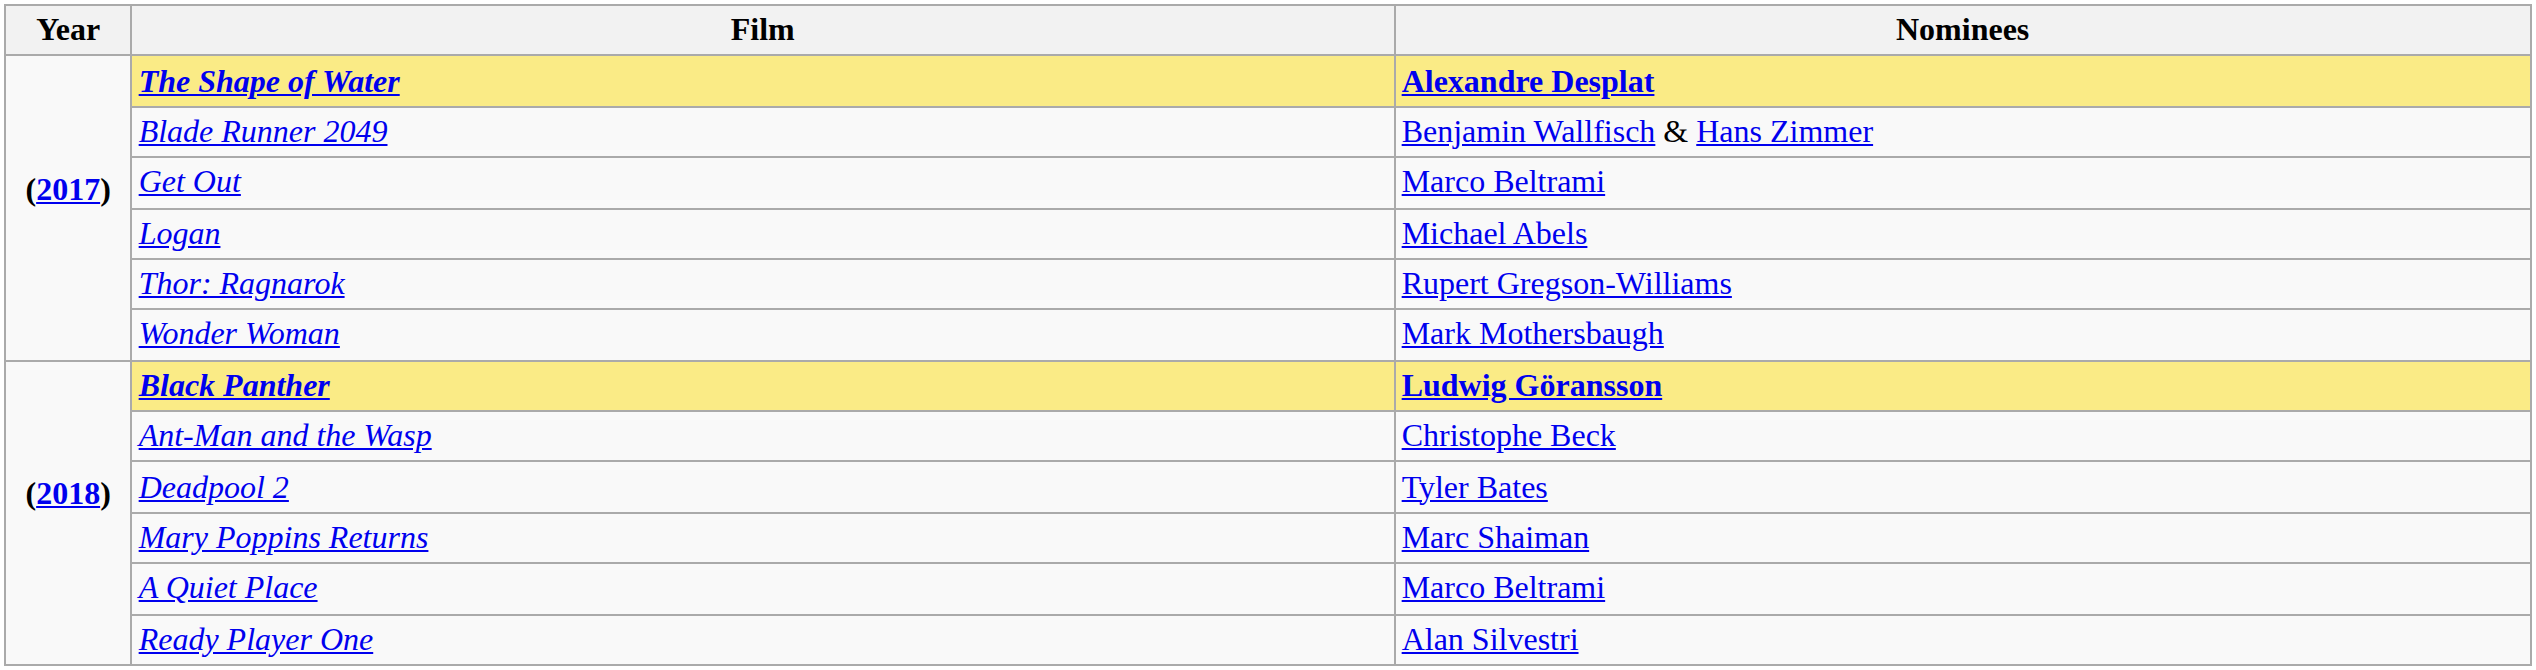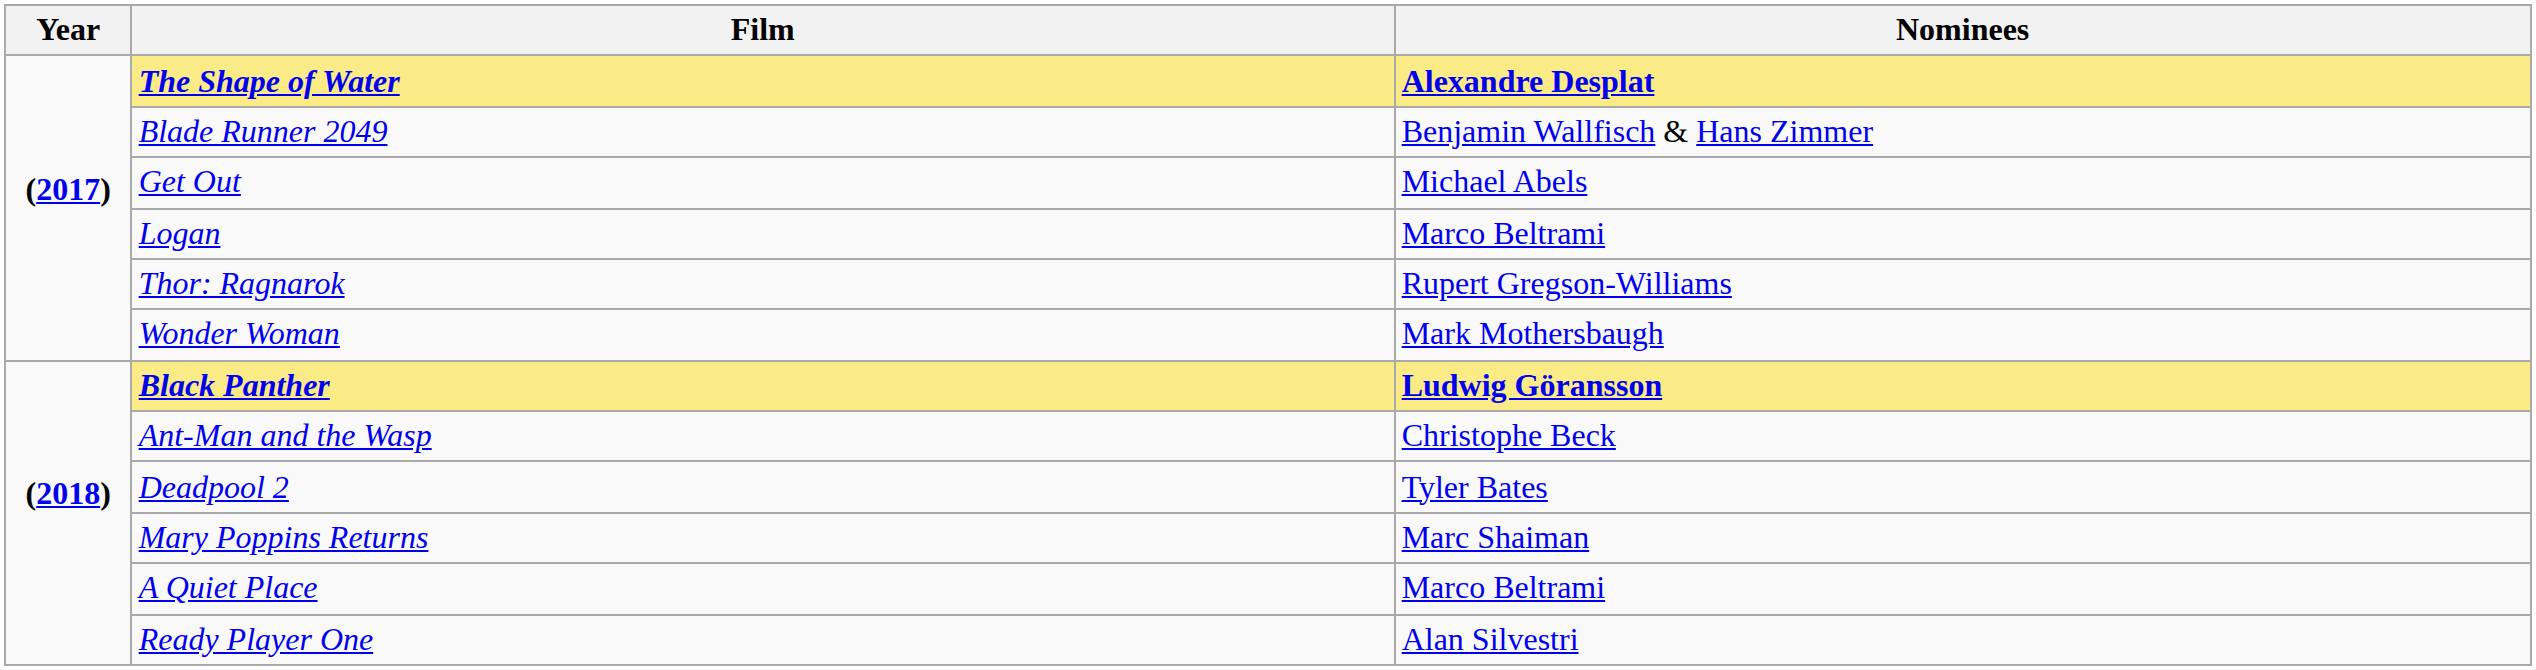(1503, 182) Marco Beltrami -> (1495, 182) Michael Abels
(1495, 232) Michael Abels -> (1503, 232) Marco Beltrami
